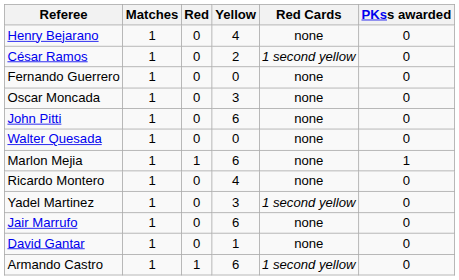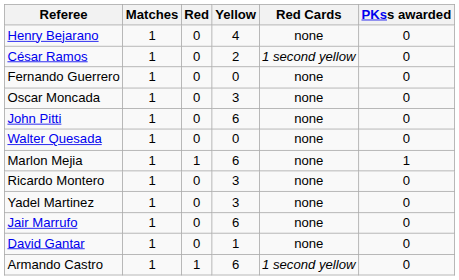(236, 181) 4 -> (236, 181) 3
(309, 202) 1 second yellow -> (309, 202) none
